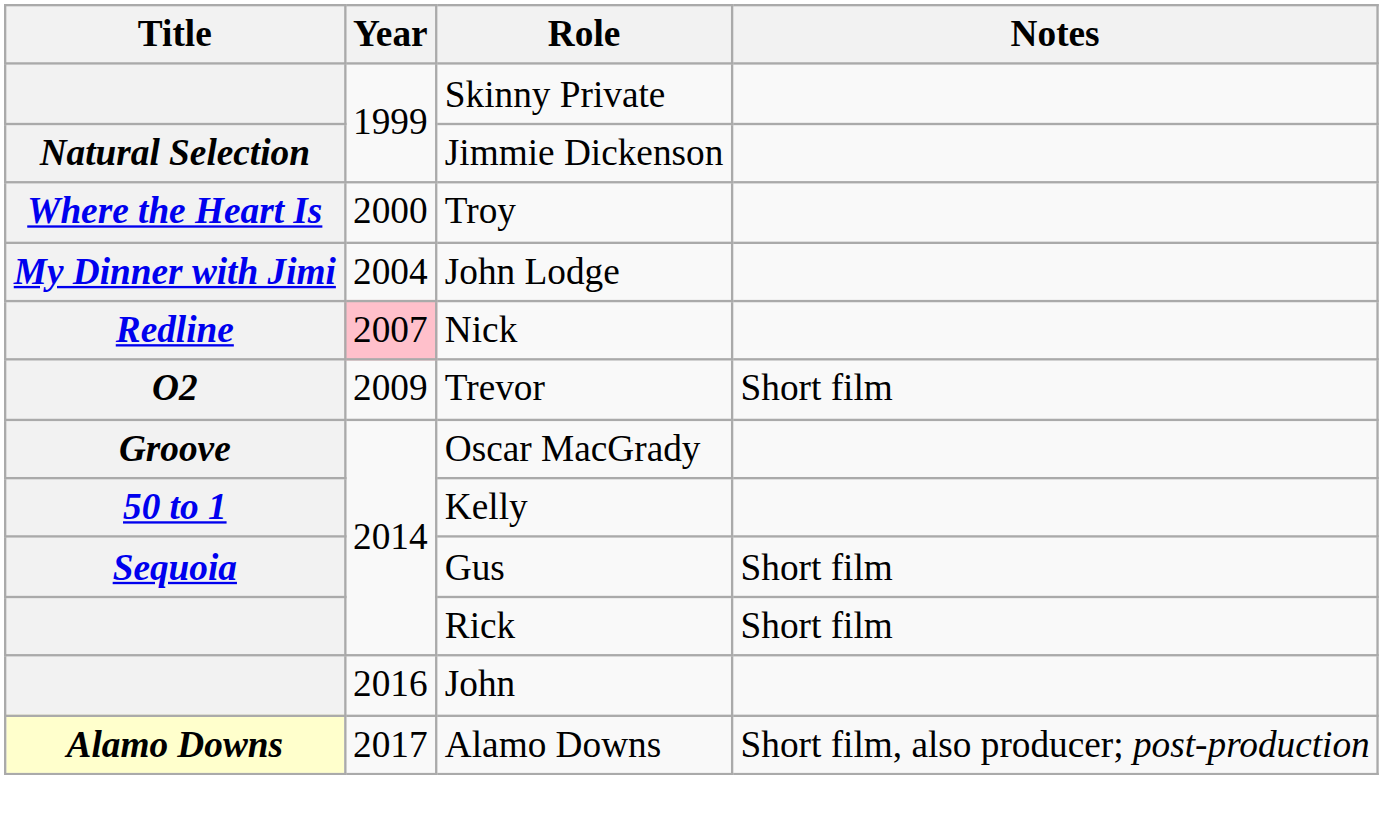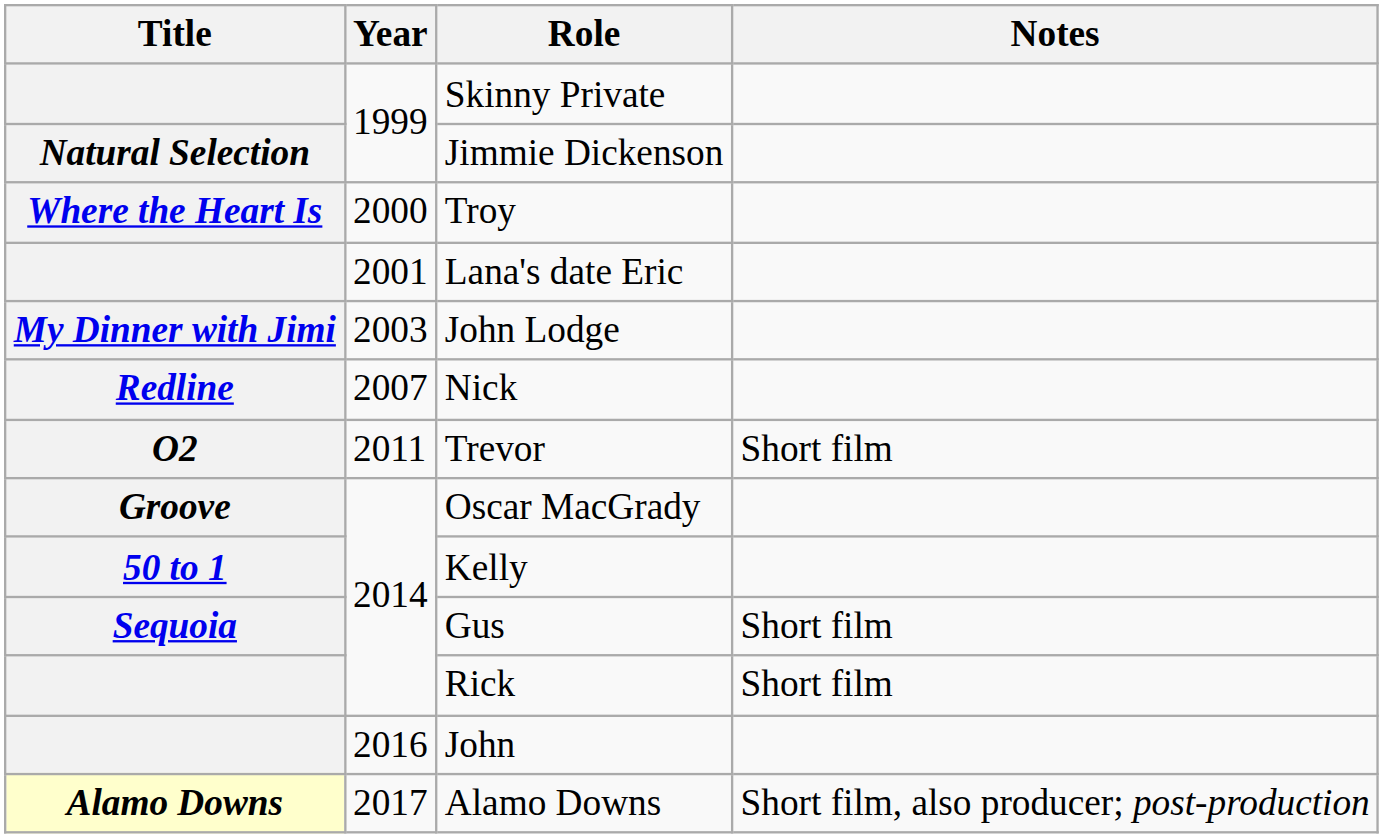+ row: (564, 270)
(390, 270) 2004 -> (390, 329) 2003
(390, 329) pink background -> (390, 388) no background
(390, 388) 2009 -> (390, 447) 2011
